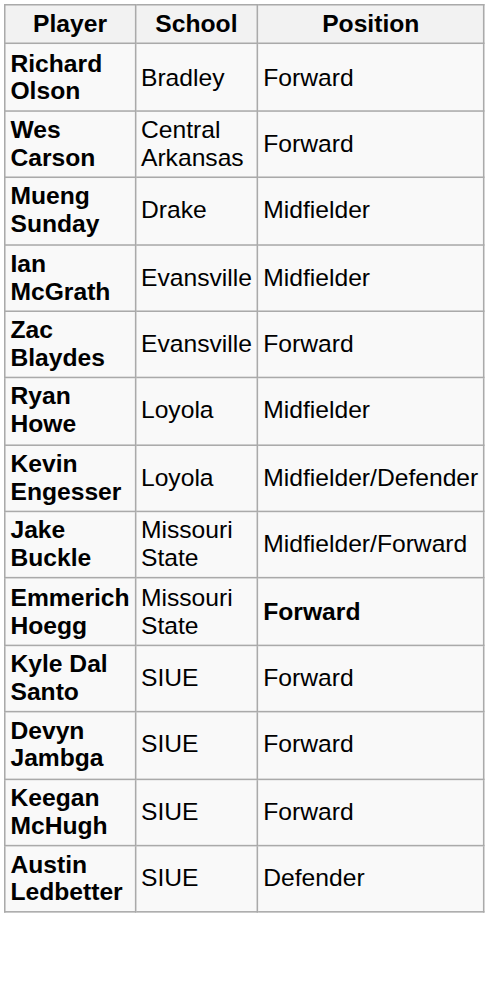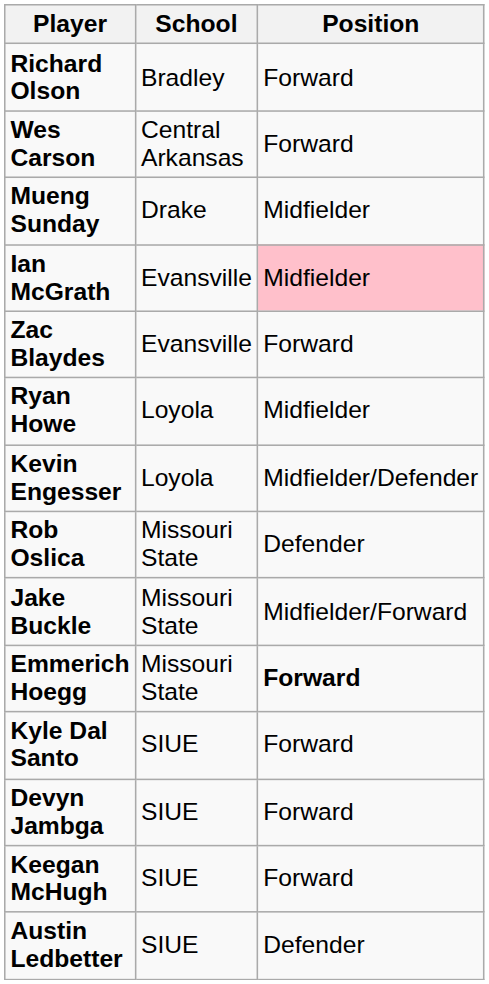(317, 277) no background -> (317, 277) pink background
+ row: (47, 544)
